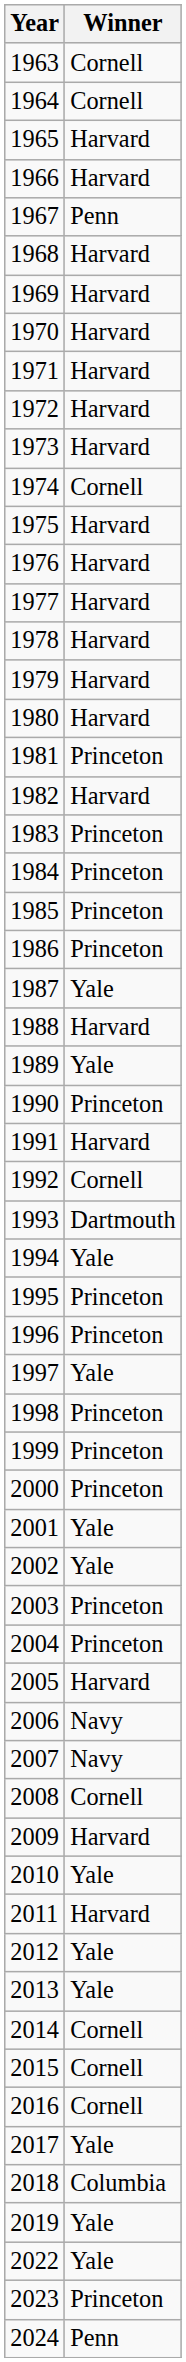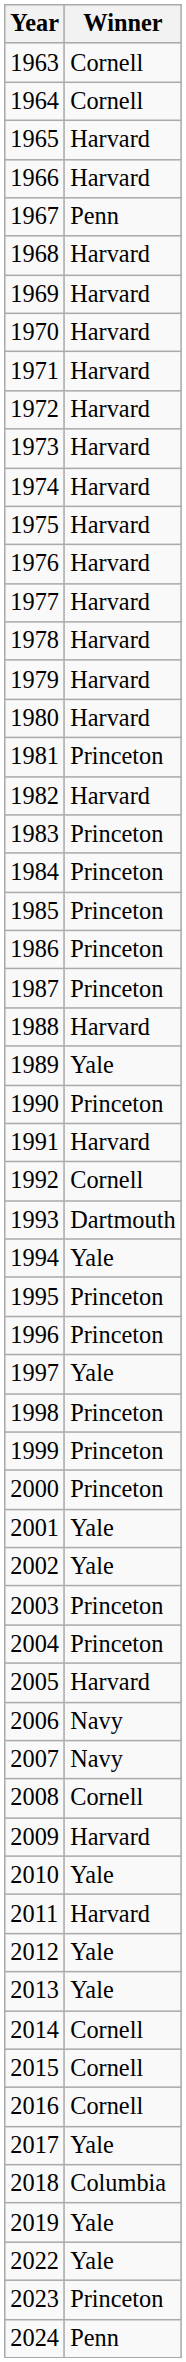(107, 486) Cornell -> (110, 486) Harvard
(92, 988) Yale -> (117, 988) Princeton
